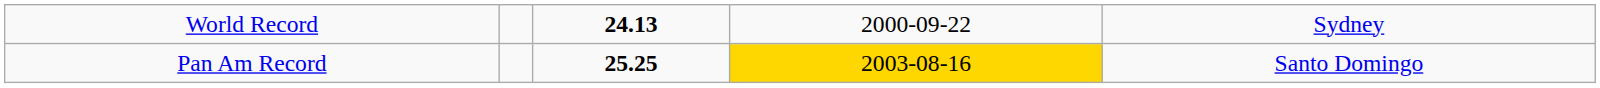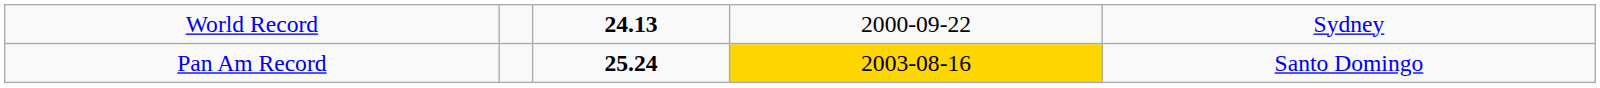(631, 62) 25.25 -> (631, 62) 25.24
